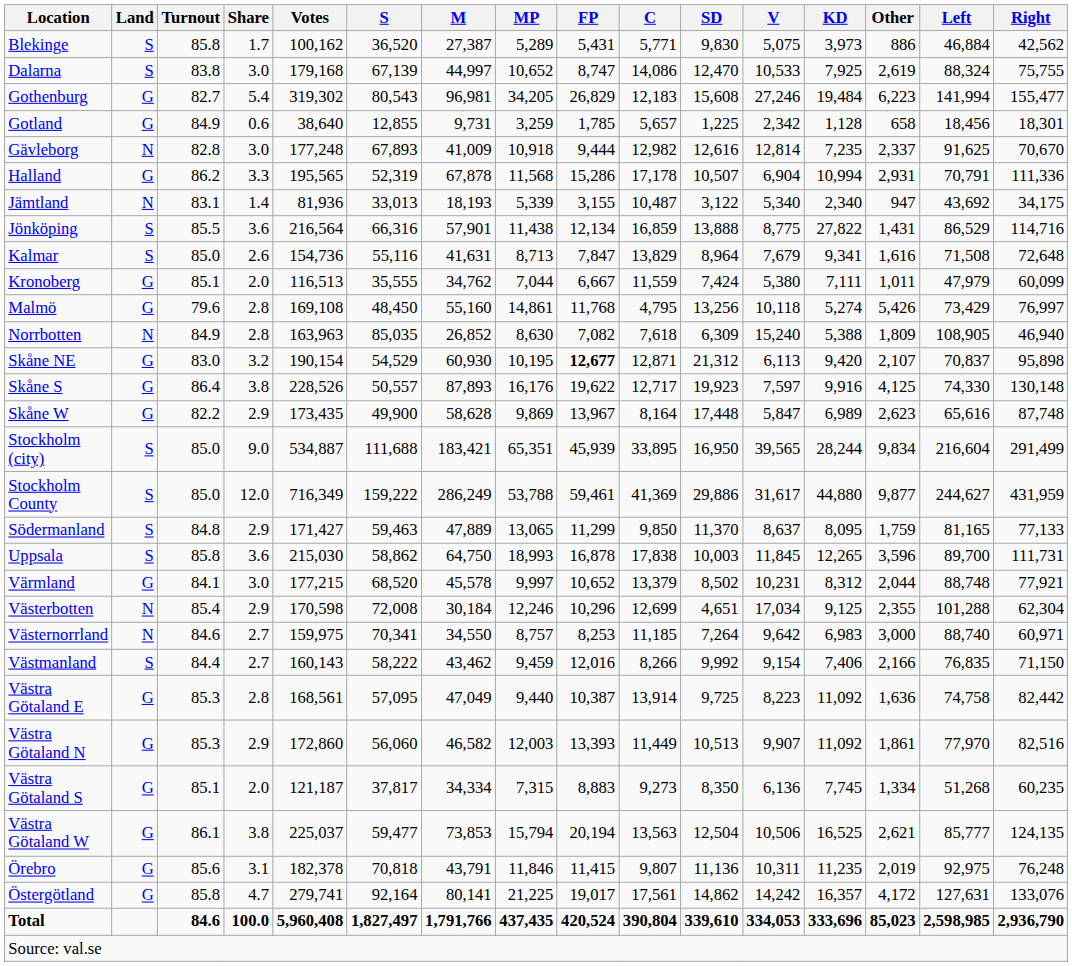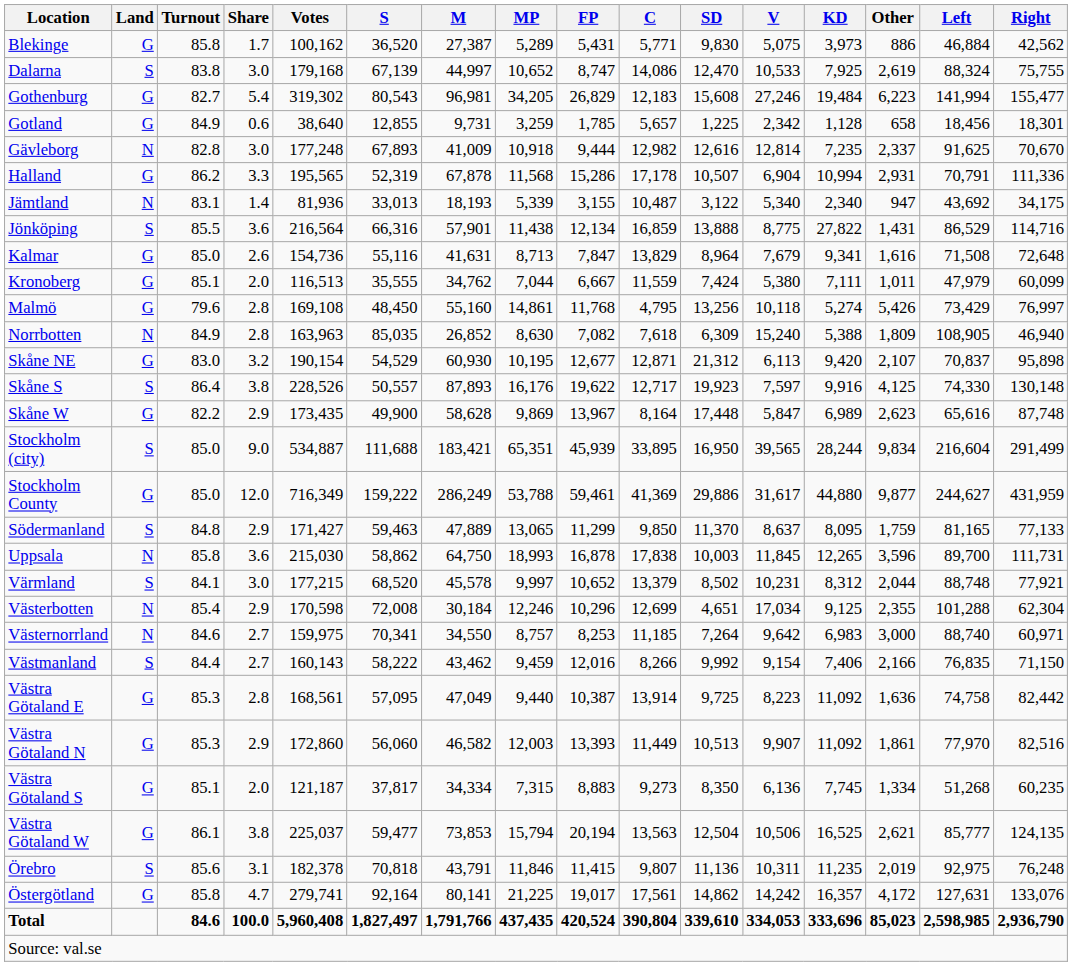(149, 44) S -> (148, 44) G
(149, 255) S -> (148, 255) G
(592, 360) bold -> (592, 360) normal
(148, 387) G -> (149, 387) S
(149, 494) S -> (148, 494) G
(149, 556) S -> (148, 556) N
(148, 582) G -> (149, 582) S
(148, 868) G -> (149, 868) S
